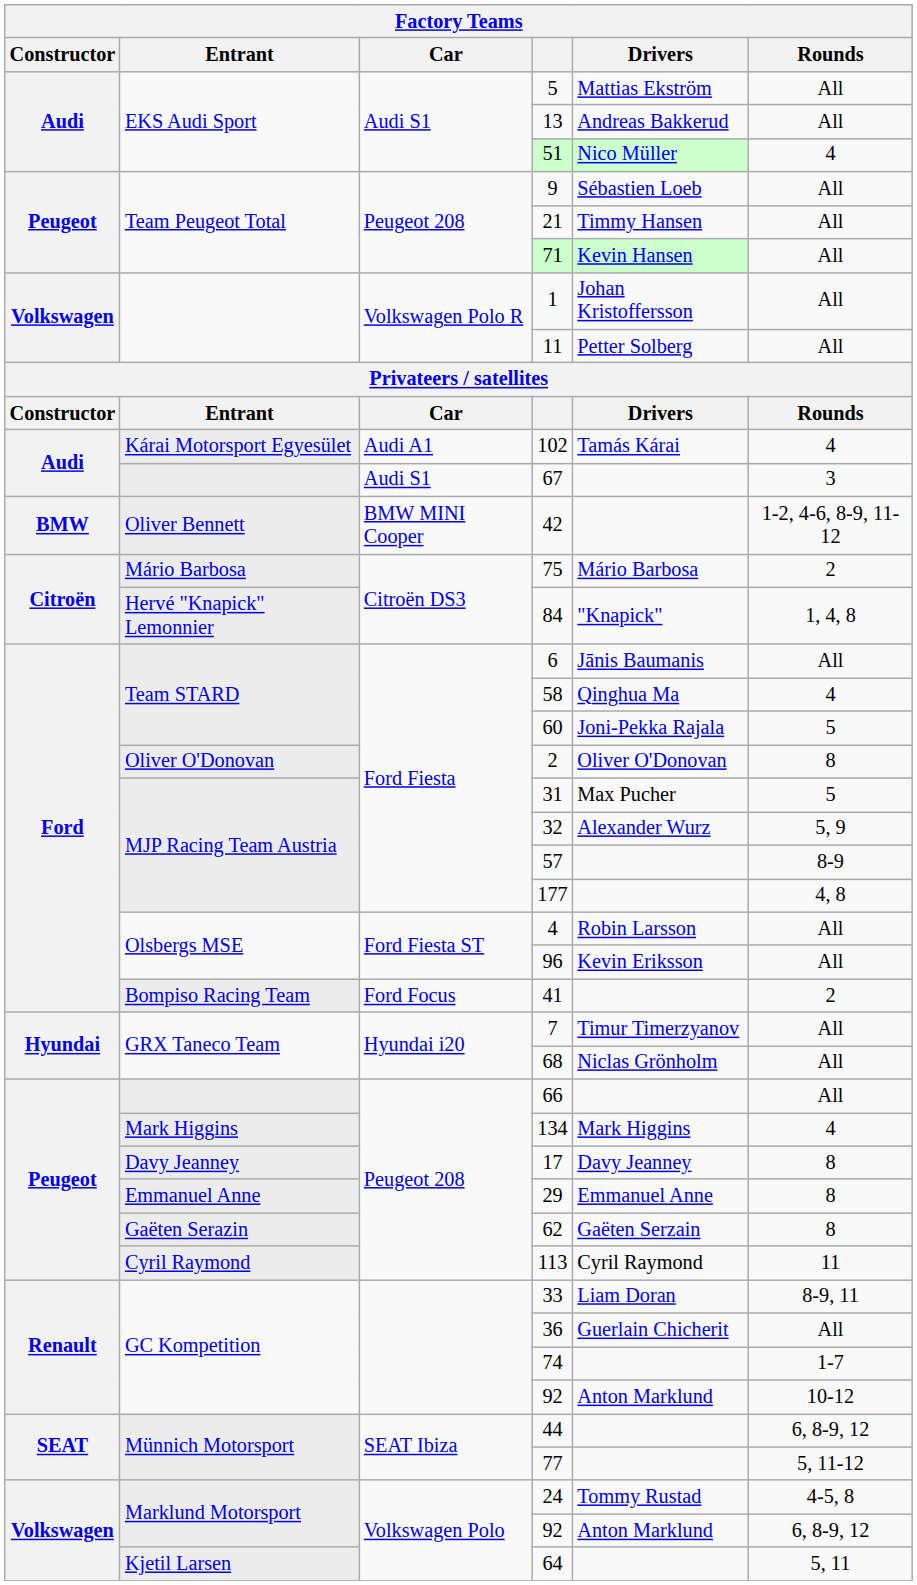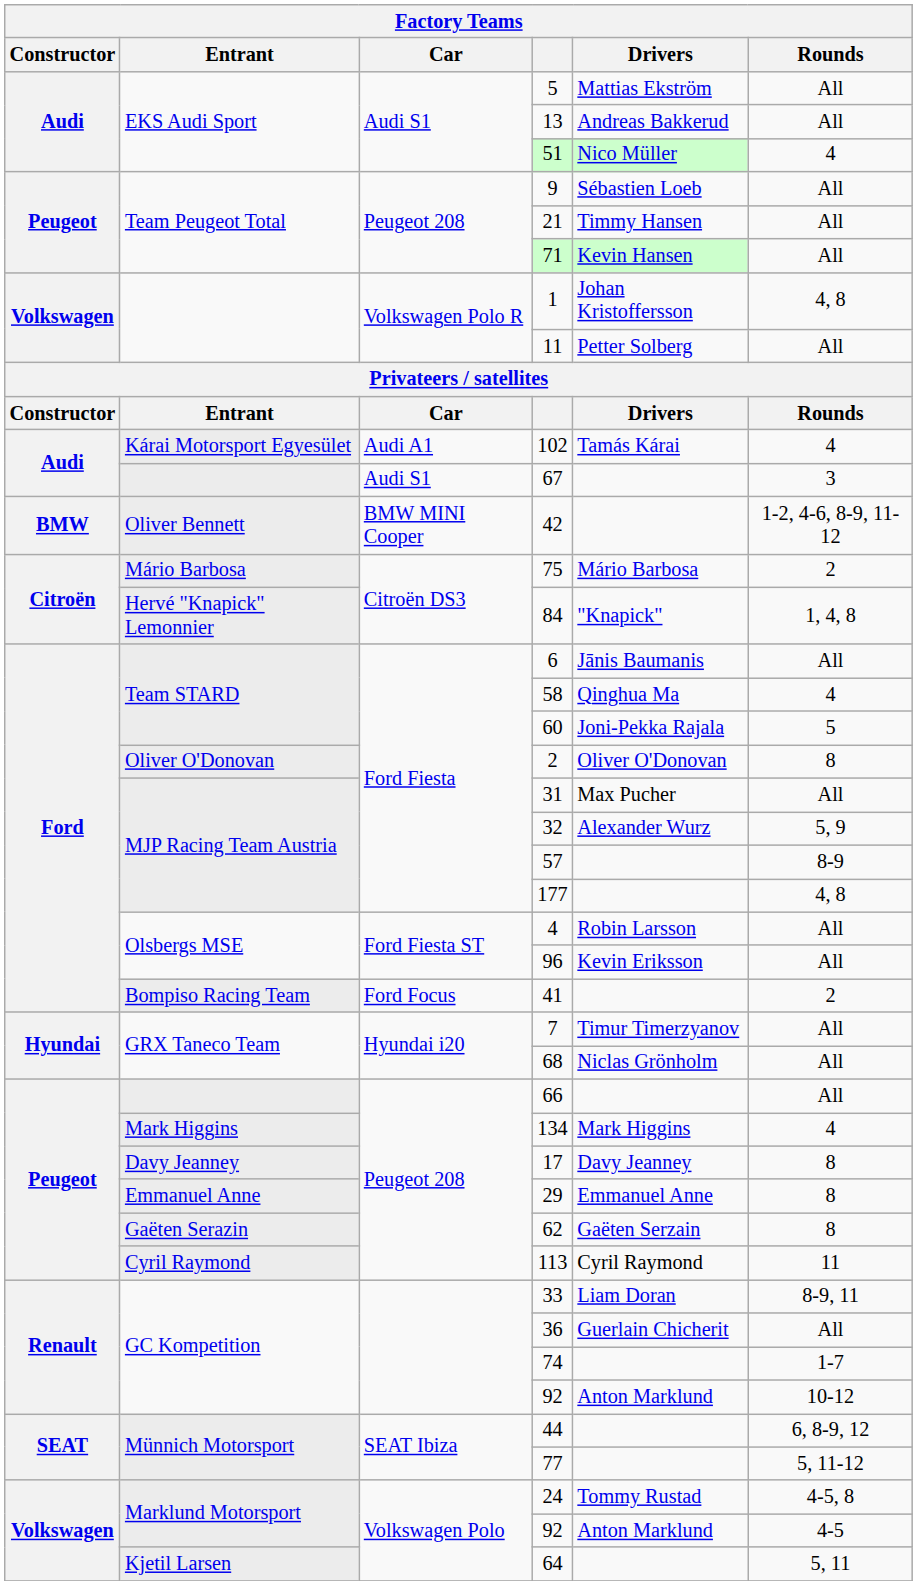(830, 300) All -> (830, 300) 4, 8
(830, 794) 5 -> (830, 794) All
(830, 1529) 6, 8-9, 12 -> (830, 1529) 4-5
